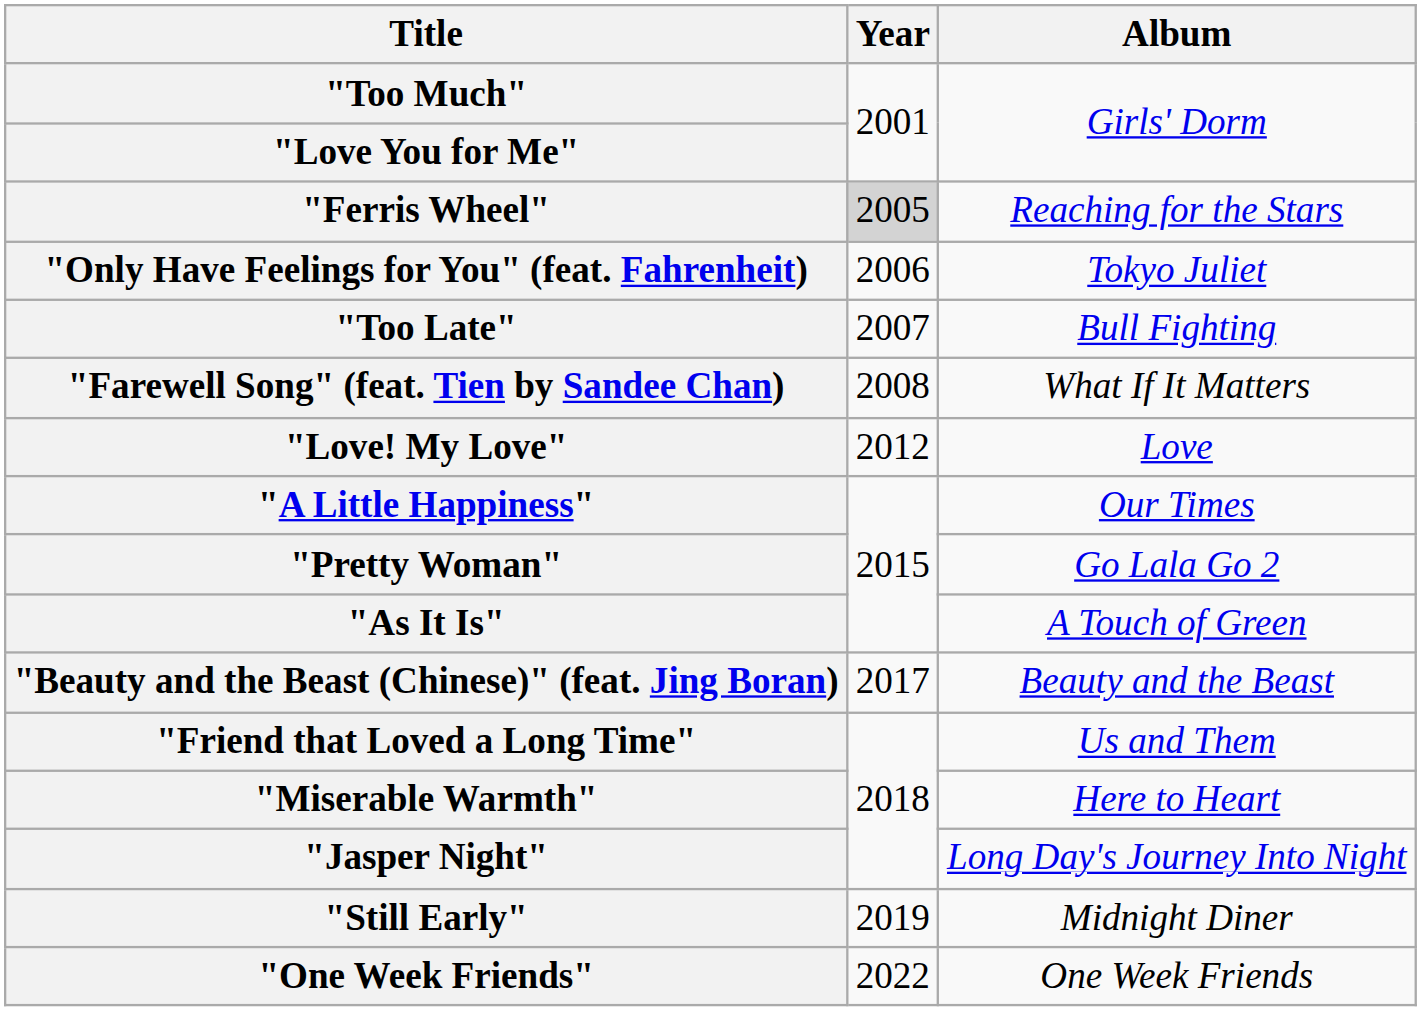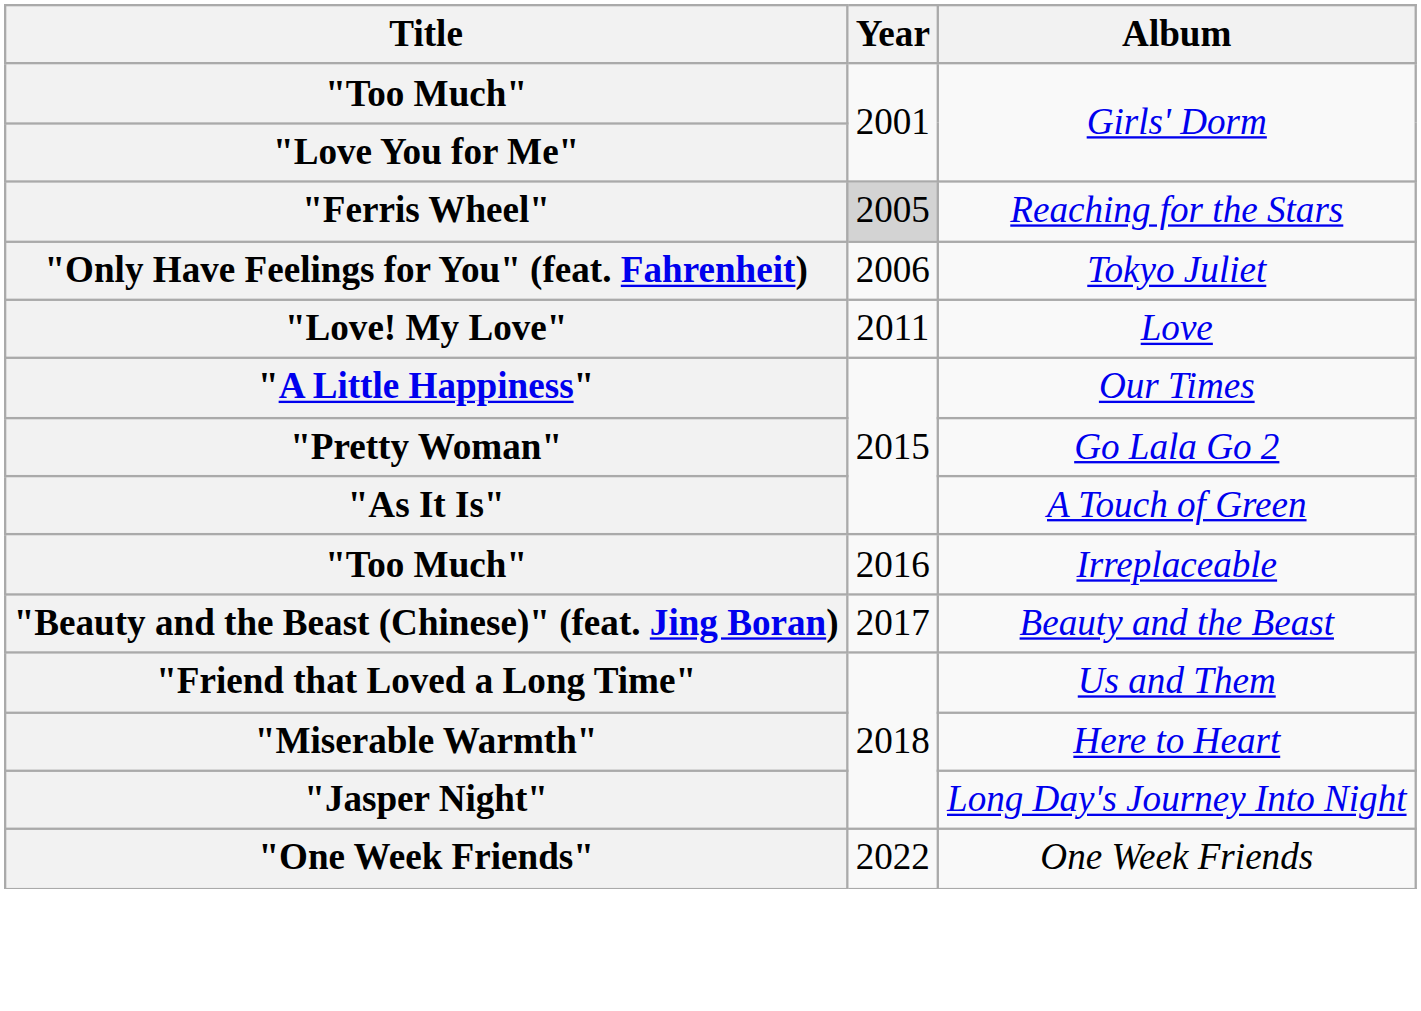- row: (426, 328)
- row: (426, 387)
(893, 446) 2012 -> (893, 328) 2011
+ row: (426, 563)
- row: (426, 916)
